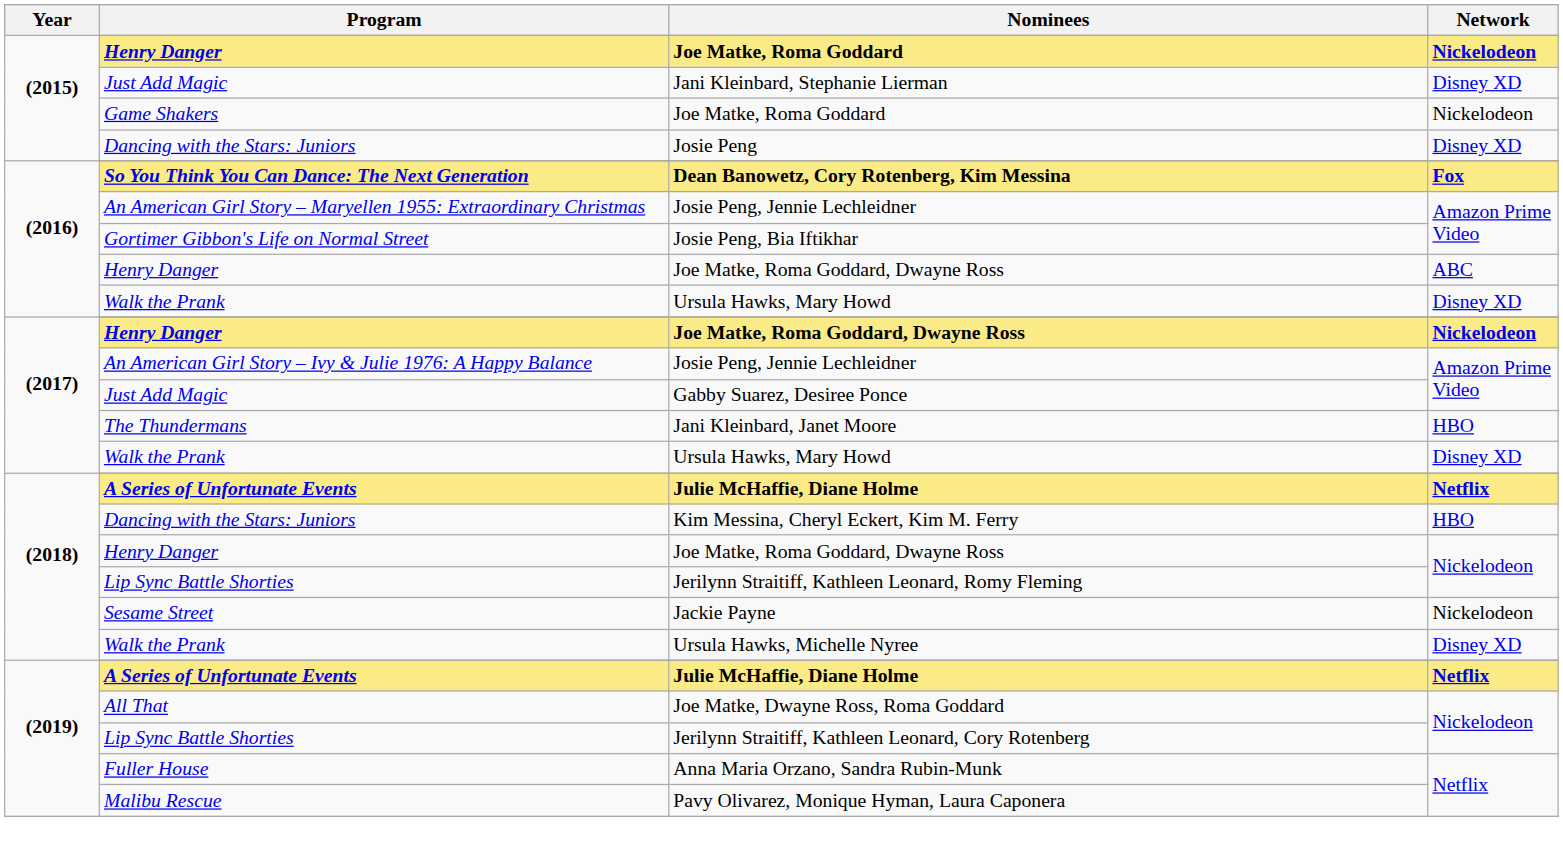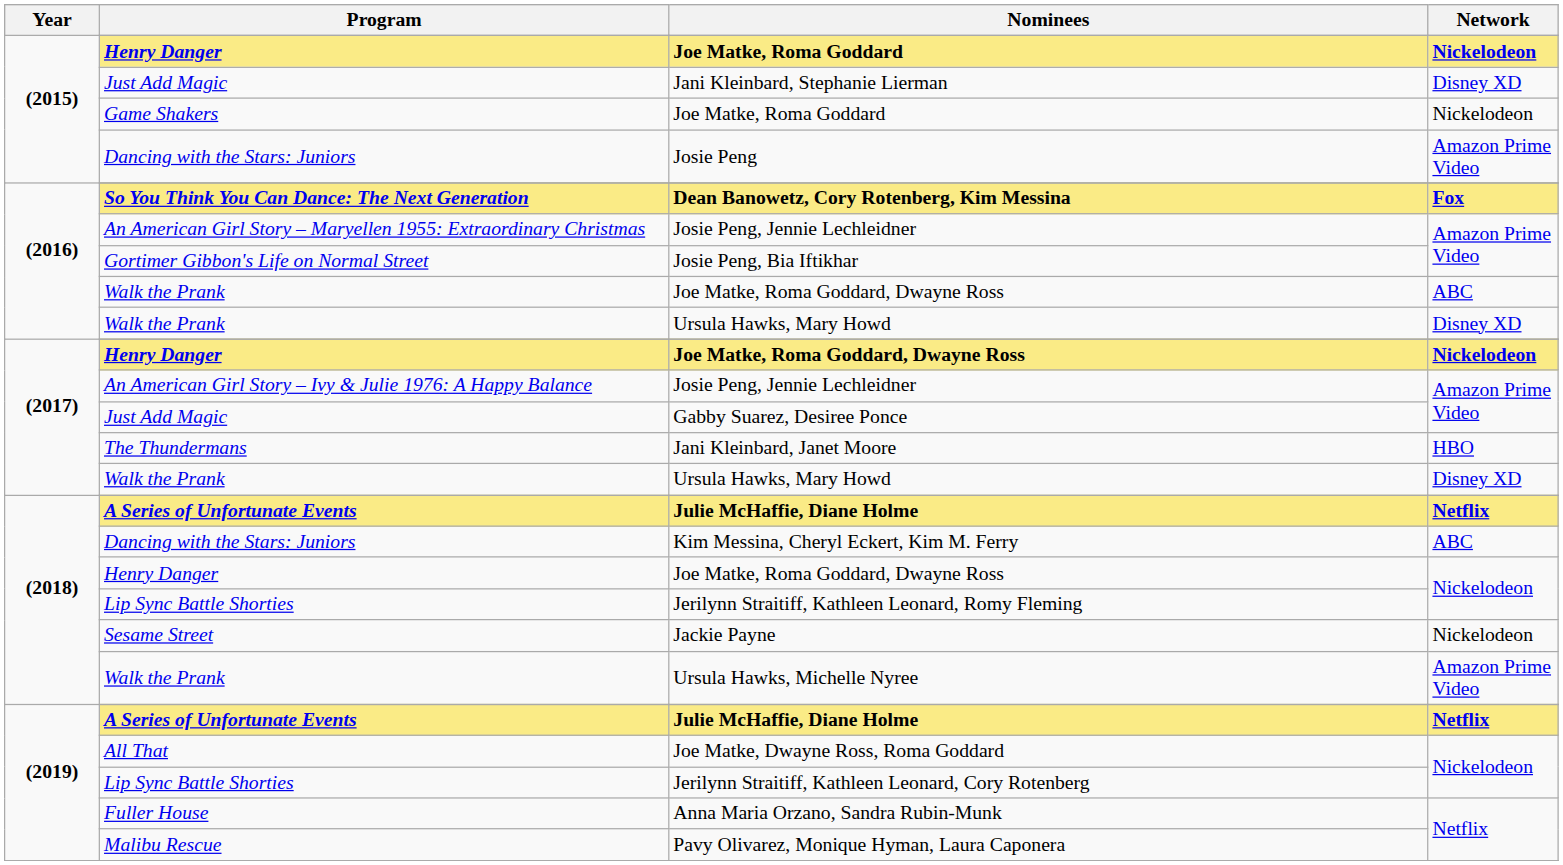(1477, 144) Disney XD -> (1492, 156) Amazon Prime Video
(161, 269) Henry Danger -> (164, 291) Walk the Prank
(1453, 519) HBO -> (1453, 541) ABC
(1477, 644) Disney XD -> (1492, 677) Amazon Prime Video
